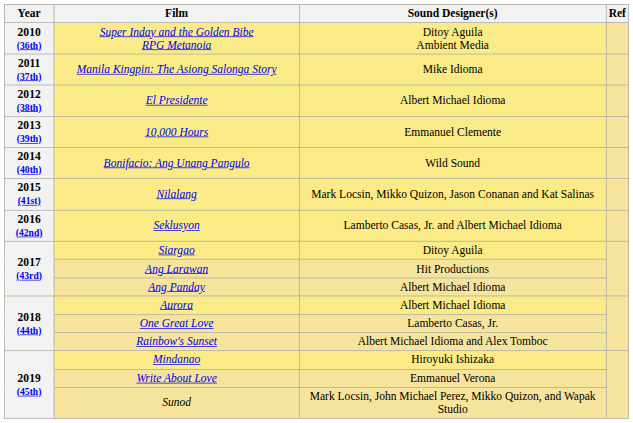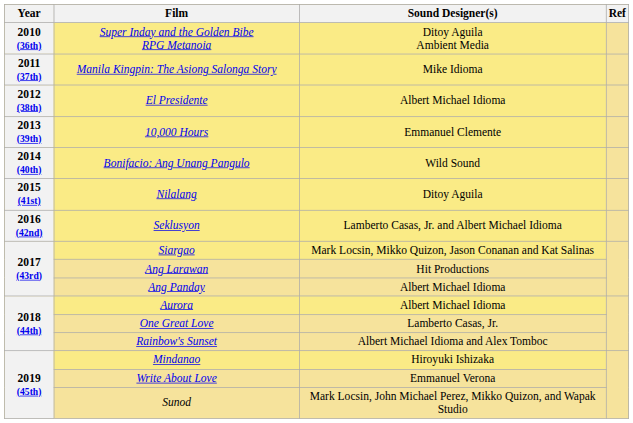(453, 194) Mark Locsin, Mikko Quizon, Jason Conanan and Kat Salinas -> (453, 194) Ditoy Aguila
(453, 250) Ditoy Aguila -> (453, 250) Mark Locsin, Mikko Quizon, Jason Conanan and Kat Salinas
